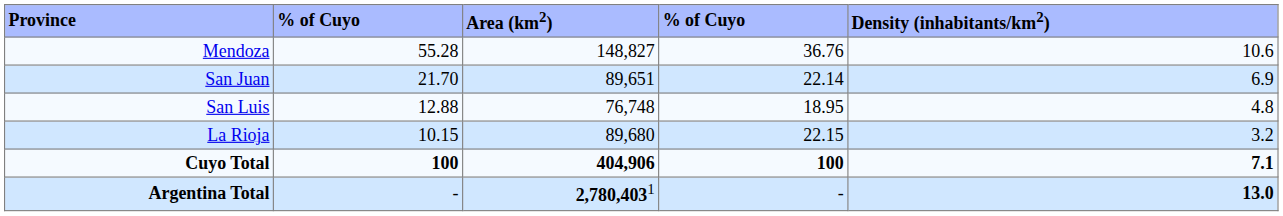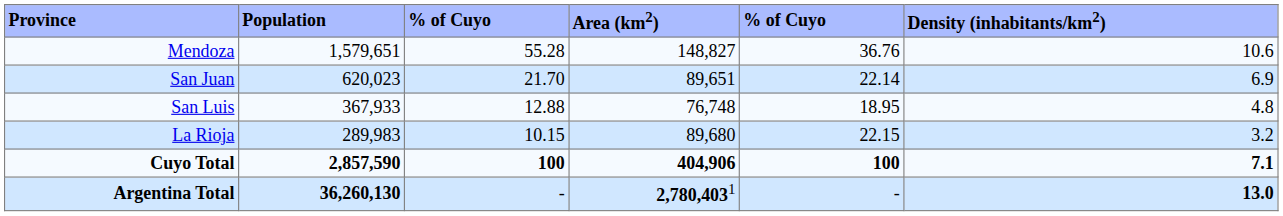+ column: (284, 20)
